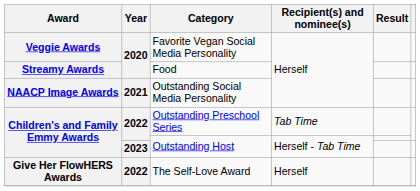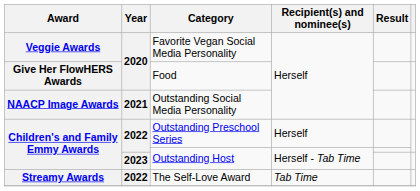(63, 70) Streamy Awards -> (63, 76) Give Her FlowHERS Awards
(296, 121) Tab Time -> (291, 133) Herself
(63, 171) Give Her FlowHERS Awards -> (63, 177) Streamy Awards
(291, 171) Herself -> (296, 177) Tab Time
